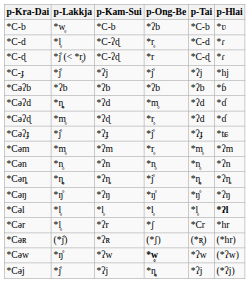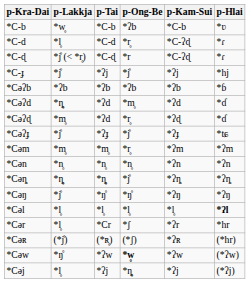columns swapped: (119, 12) <-> (201, 12)
(58, 194) *ŋ̊ -> (57, 194) *j̊
(57, 270) *j̊ -> (57, 270) *l̥
